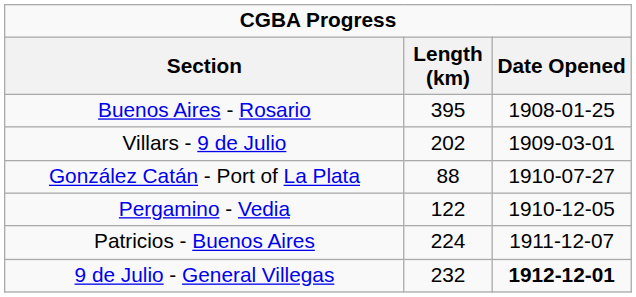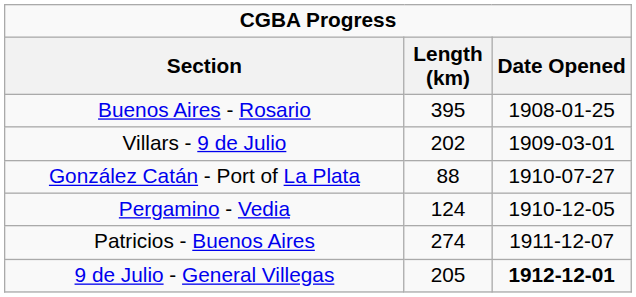(448, 209) 122 -> (448, 209) 124
(448, 242) 224 -> (448, 242) 274
(448, 275) 232 -> (448, 275) 205
